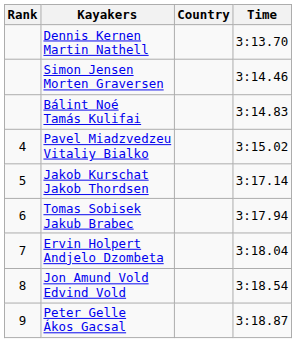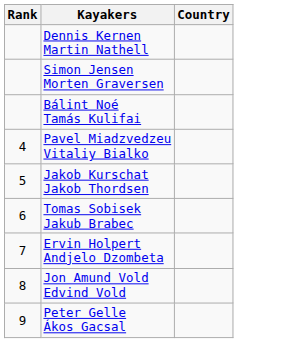- column: (262, 15)
